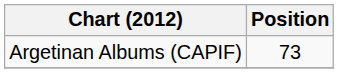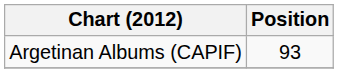(290, 51) 73 -> (290, 51) 93
